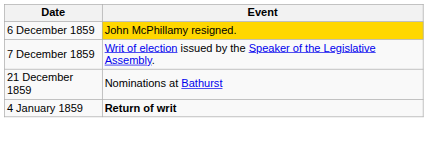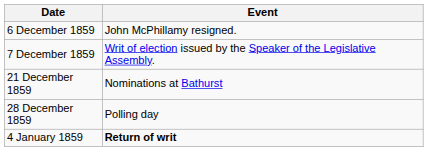(171, 30) gold background -> (171, 30) no background
+ row: (40, 114)
